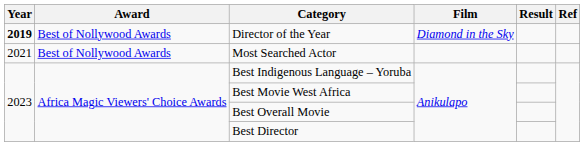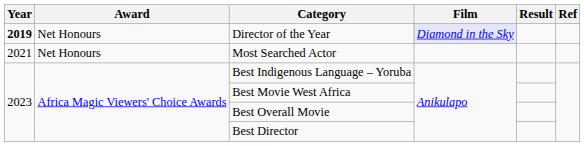(104, 33) Best of Nollywood Awards -> (69, 33) Net Honours
(465, 33) no background -> (465, 33) lavender background
(104, 53) Best of Nollywood Awards -> (69, 53) Net Honours
